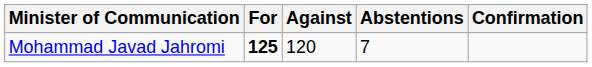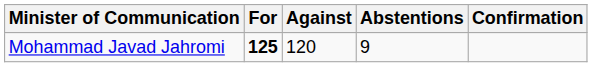(365, 47) 7 -> (365, 47) 9
